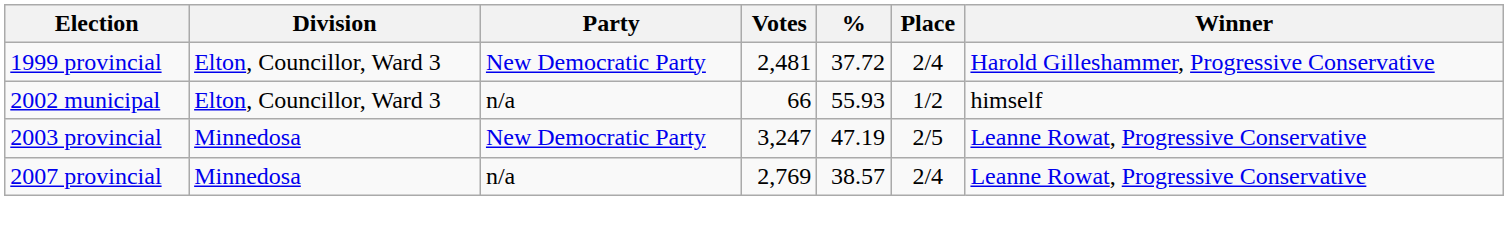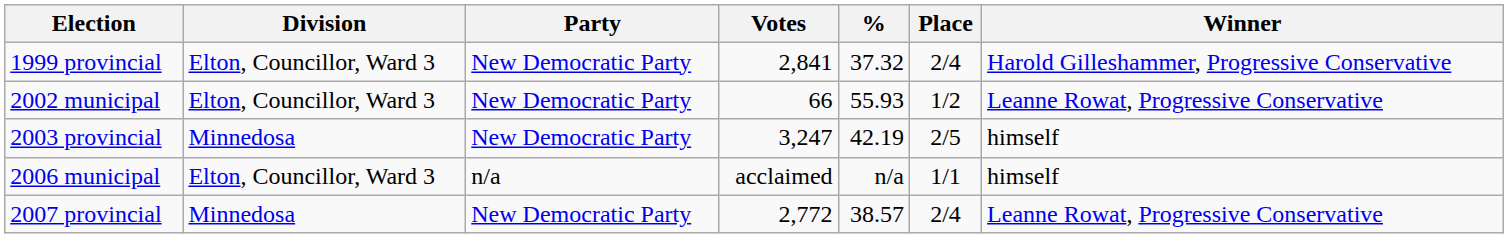(784, 61) 2,481 -> (806, 61) 2,841
(858, 61) 37.72 -> (877, 61) 37.32
(501, 99) n/a -> (581, 99) New Democratic Party
(1006, 99) himself -> (1185, 99) Leanne Rowat, Progressive Conservative
(858, 137) 47.19 -> (877, 137) 42.19
(1168, 137) Leanne Rowat, Progressive Conservative -> (1023, 137) himself
+ row: (85, 175)
(501, 175) n/a -> (581, 213) New Democratic Party
(784, 175) 2,769 -> (806, 213) 2,772
